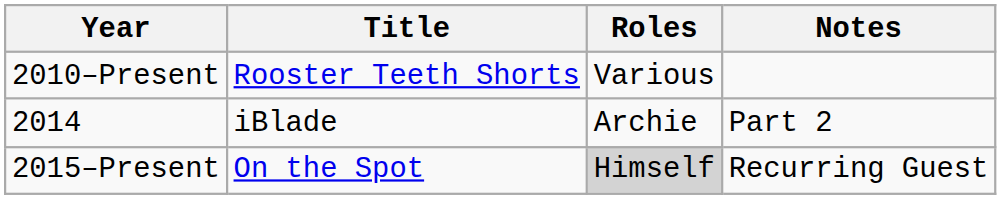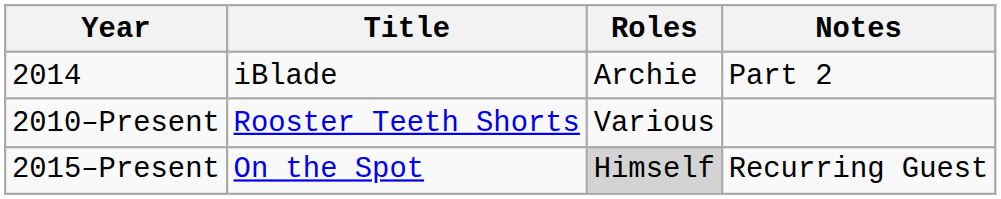rows swapped: (116, 76) <-> (47, 123)
